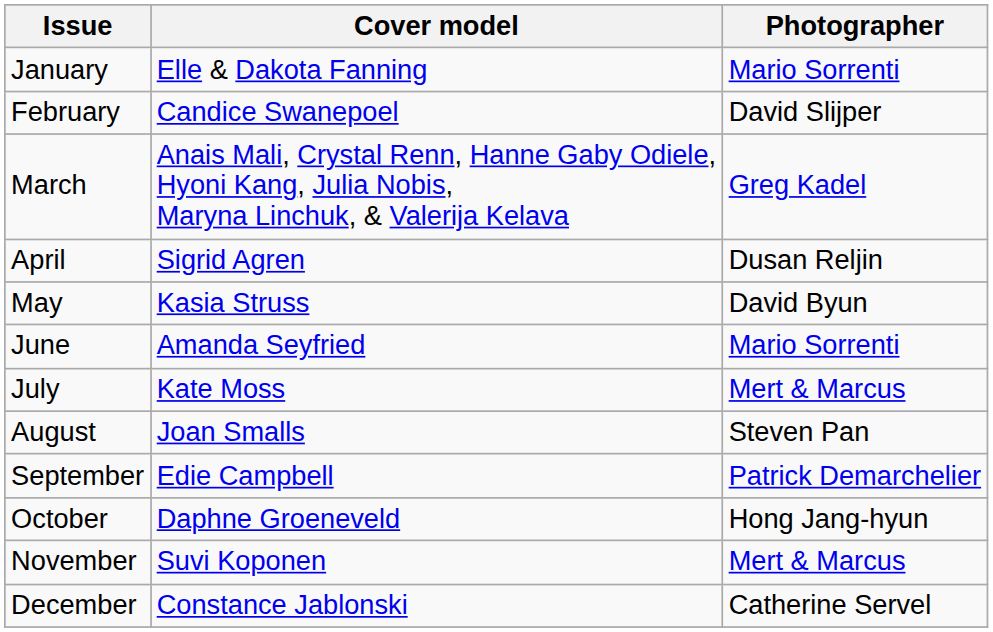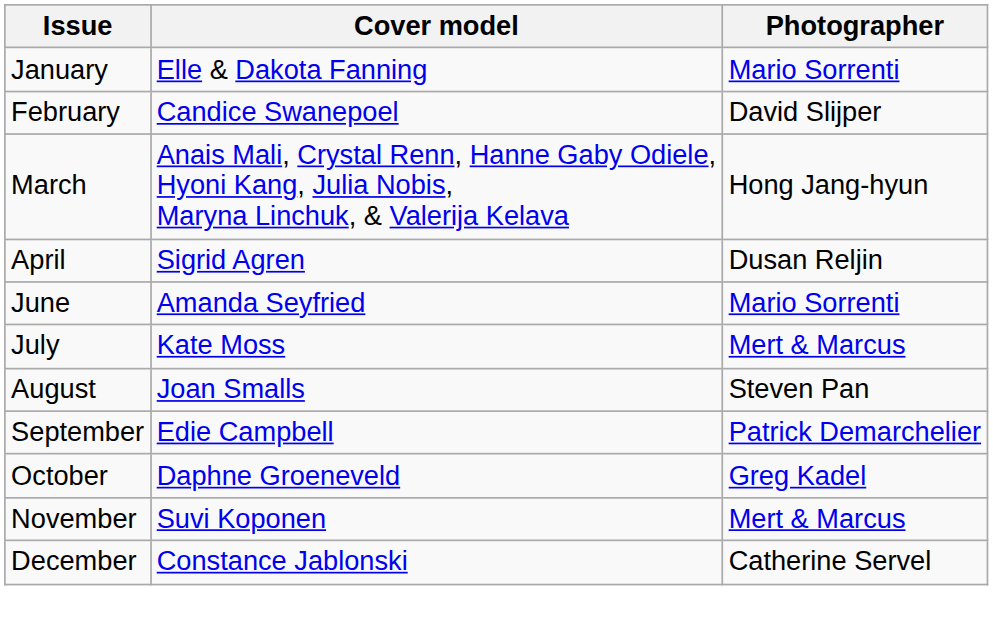(797, 186) Greg Kadel -> (828, 186) Hong Jang-hyun
- row: (37, 302)
(828, 518) Hong Jang-hyun -> (797, 475) Greg Kadel
